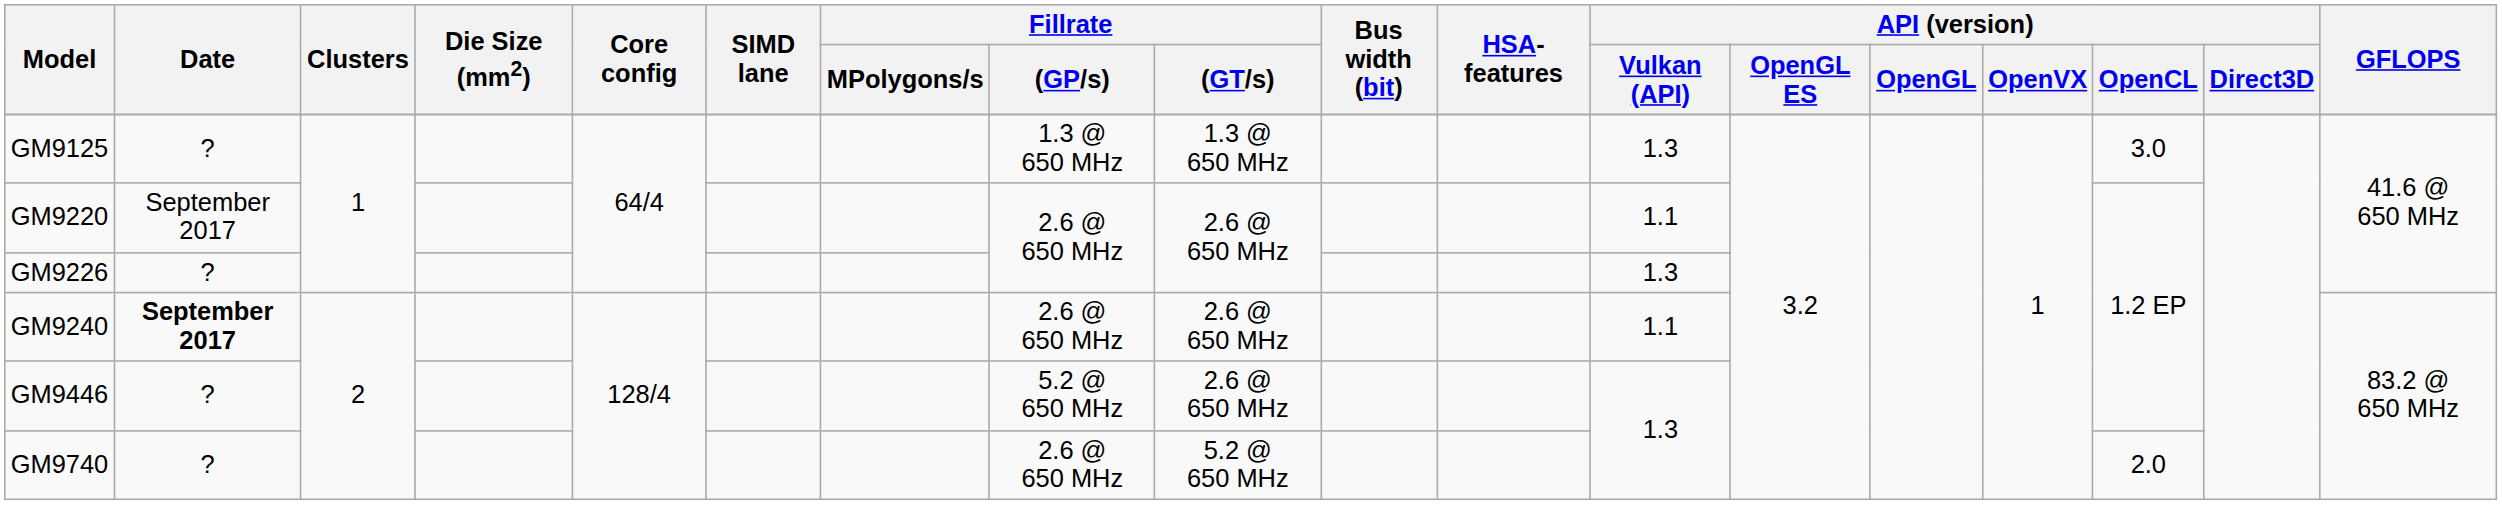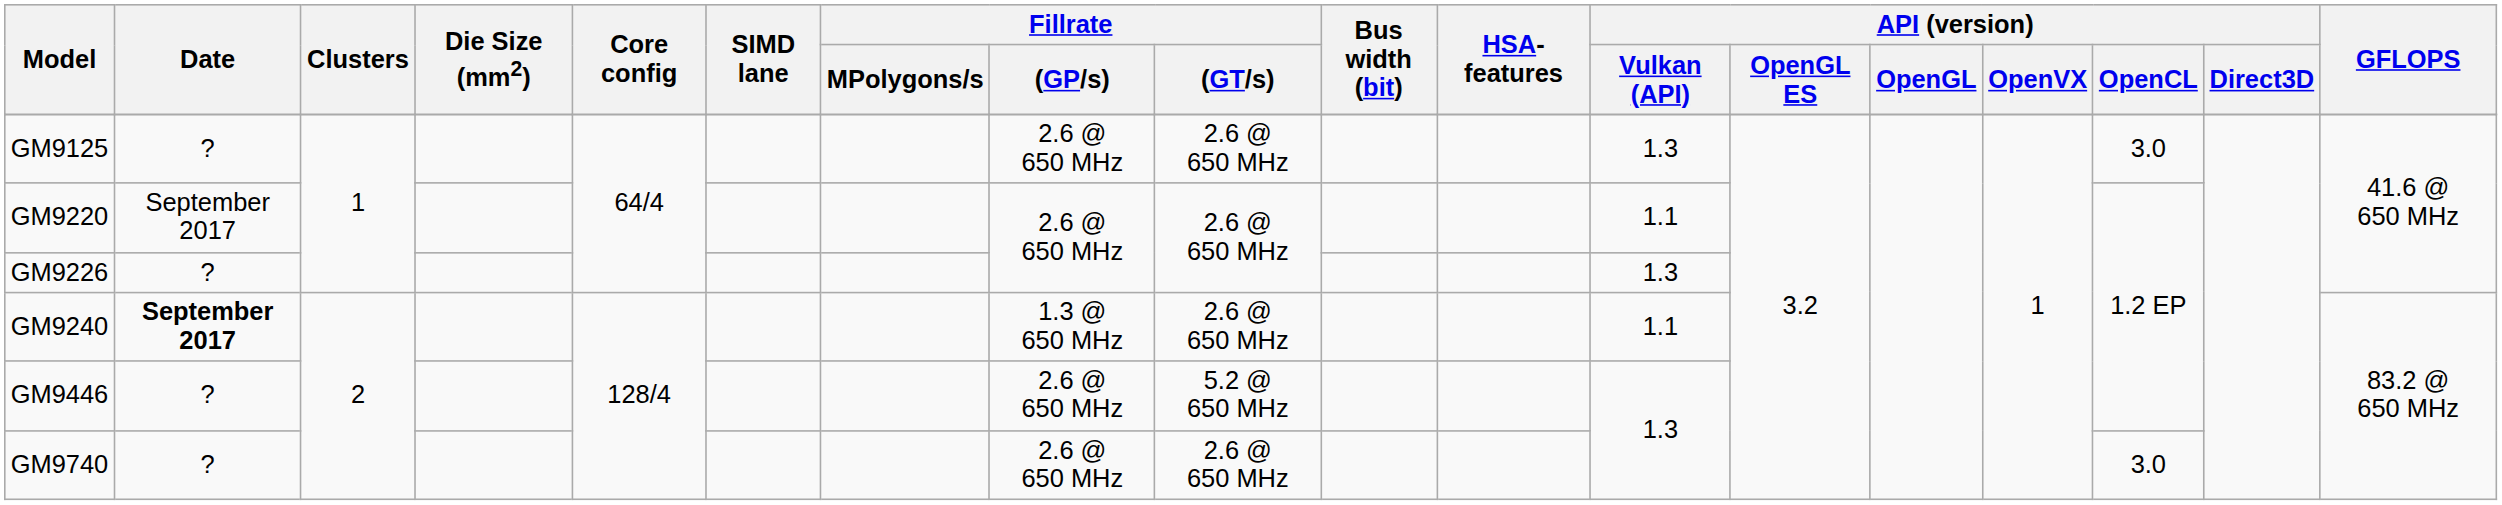(1072, 148) 1.3 @ 650 MHz -> (1072, 148) 2.6 @ 650 MHz
(1238, 148) 1.3 @ 650 MHz -> (1238, 148) 2.6 @ 650 MHz
(1072, 326) 2.6 @ 650 MHz -> (1072, 326) 1.3 @ 650 MHz
(1072, 395) 5.2 @ 650 MHz -> (1072, 395) 2.6 @ 650 MHz
(1238, 395) 2.6 @ 650 MHz -> (1238, 395) 5.2 @ 650 MHz
(1238, 464) 5.2 @ 650 MHz -> (1238, 464) 2.6 @ 650 MHz
(2148, 464) 2.0 -> (2148, 464) 3.0
